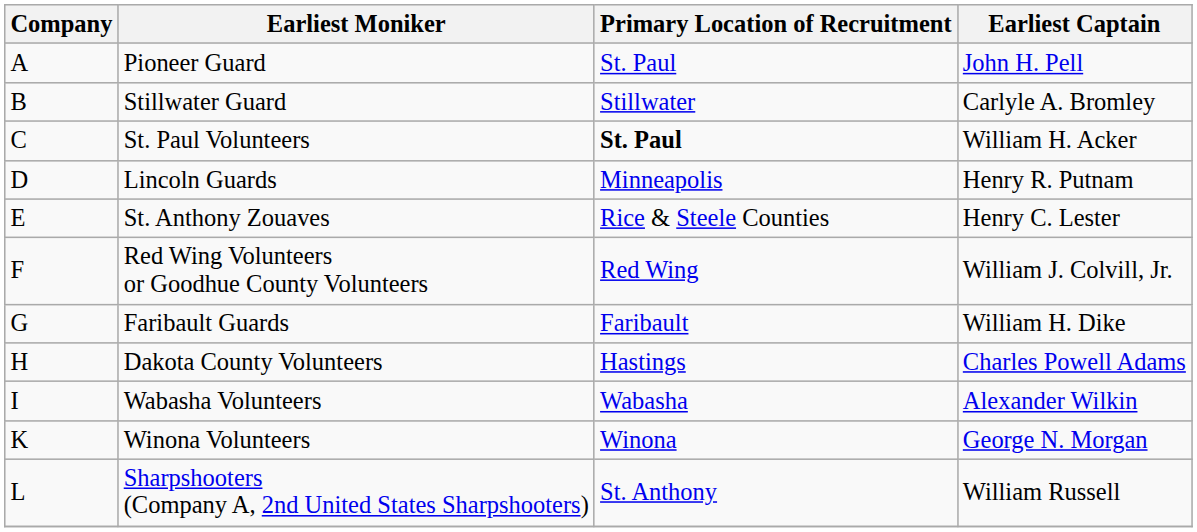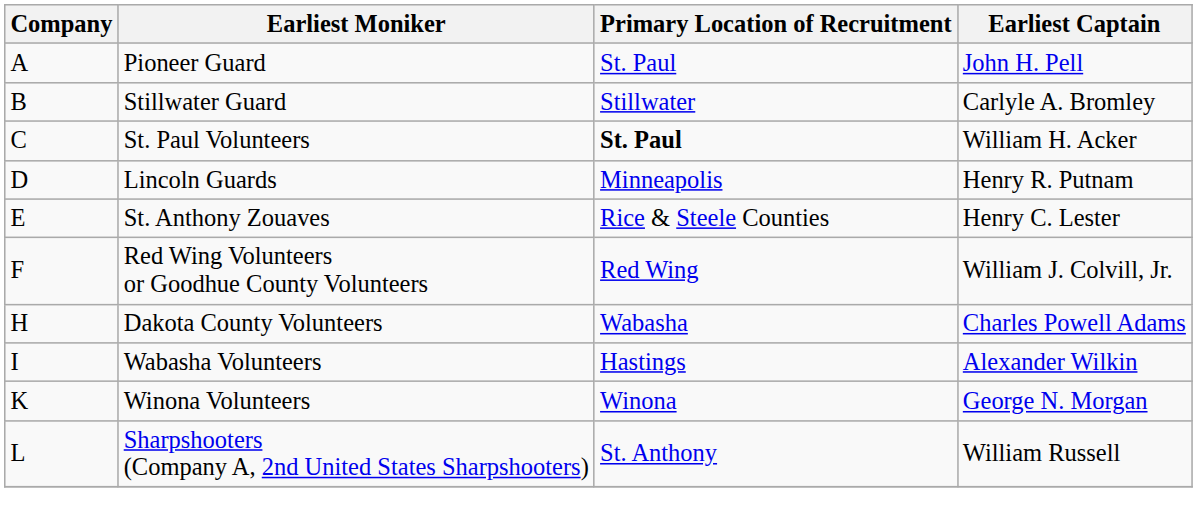- row: (206, 323)
(643, 362) Hastings -> (644, 323) Wabasha
(644, 400) Wabasha -> (643, 362) Hastings
